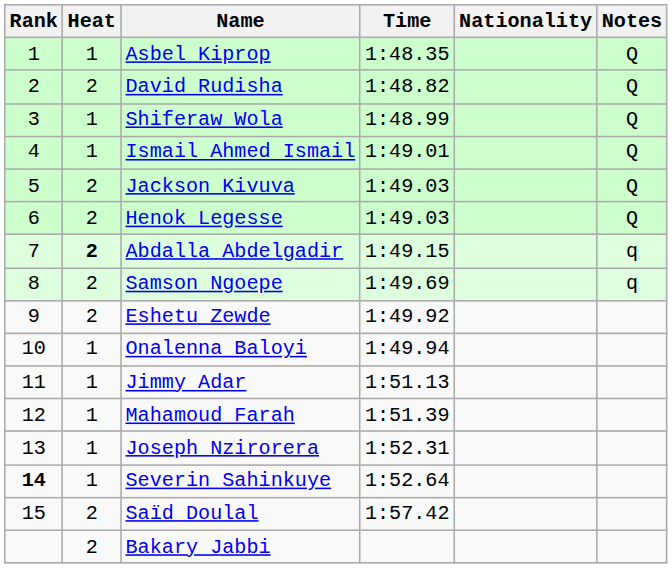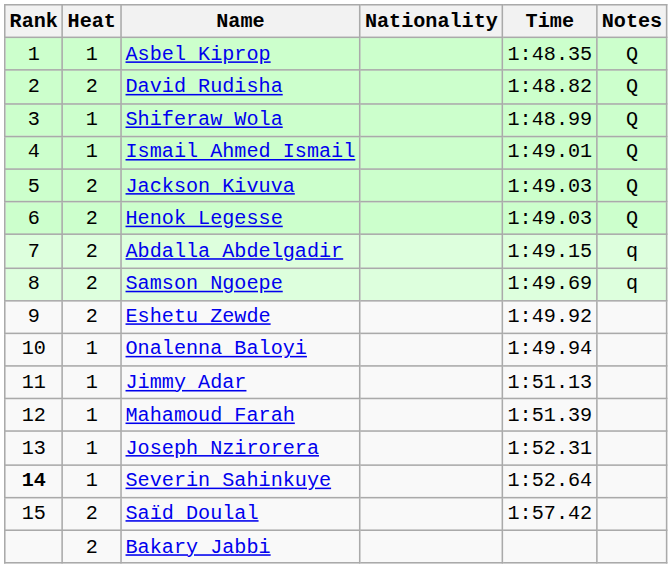columns swapped: (526, 21) <-> (407, 21)
(92, 251) bold -> (92, 251) normal
